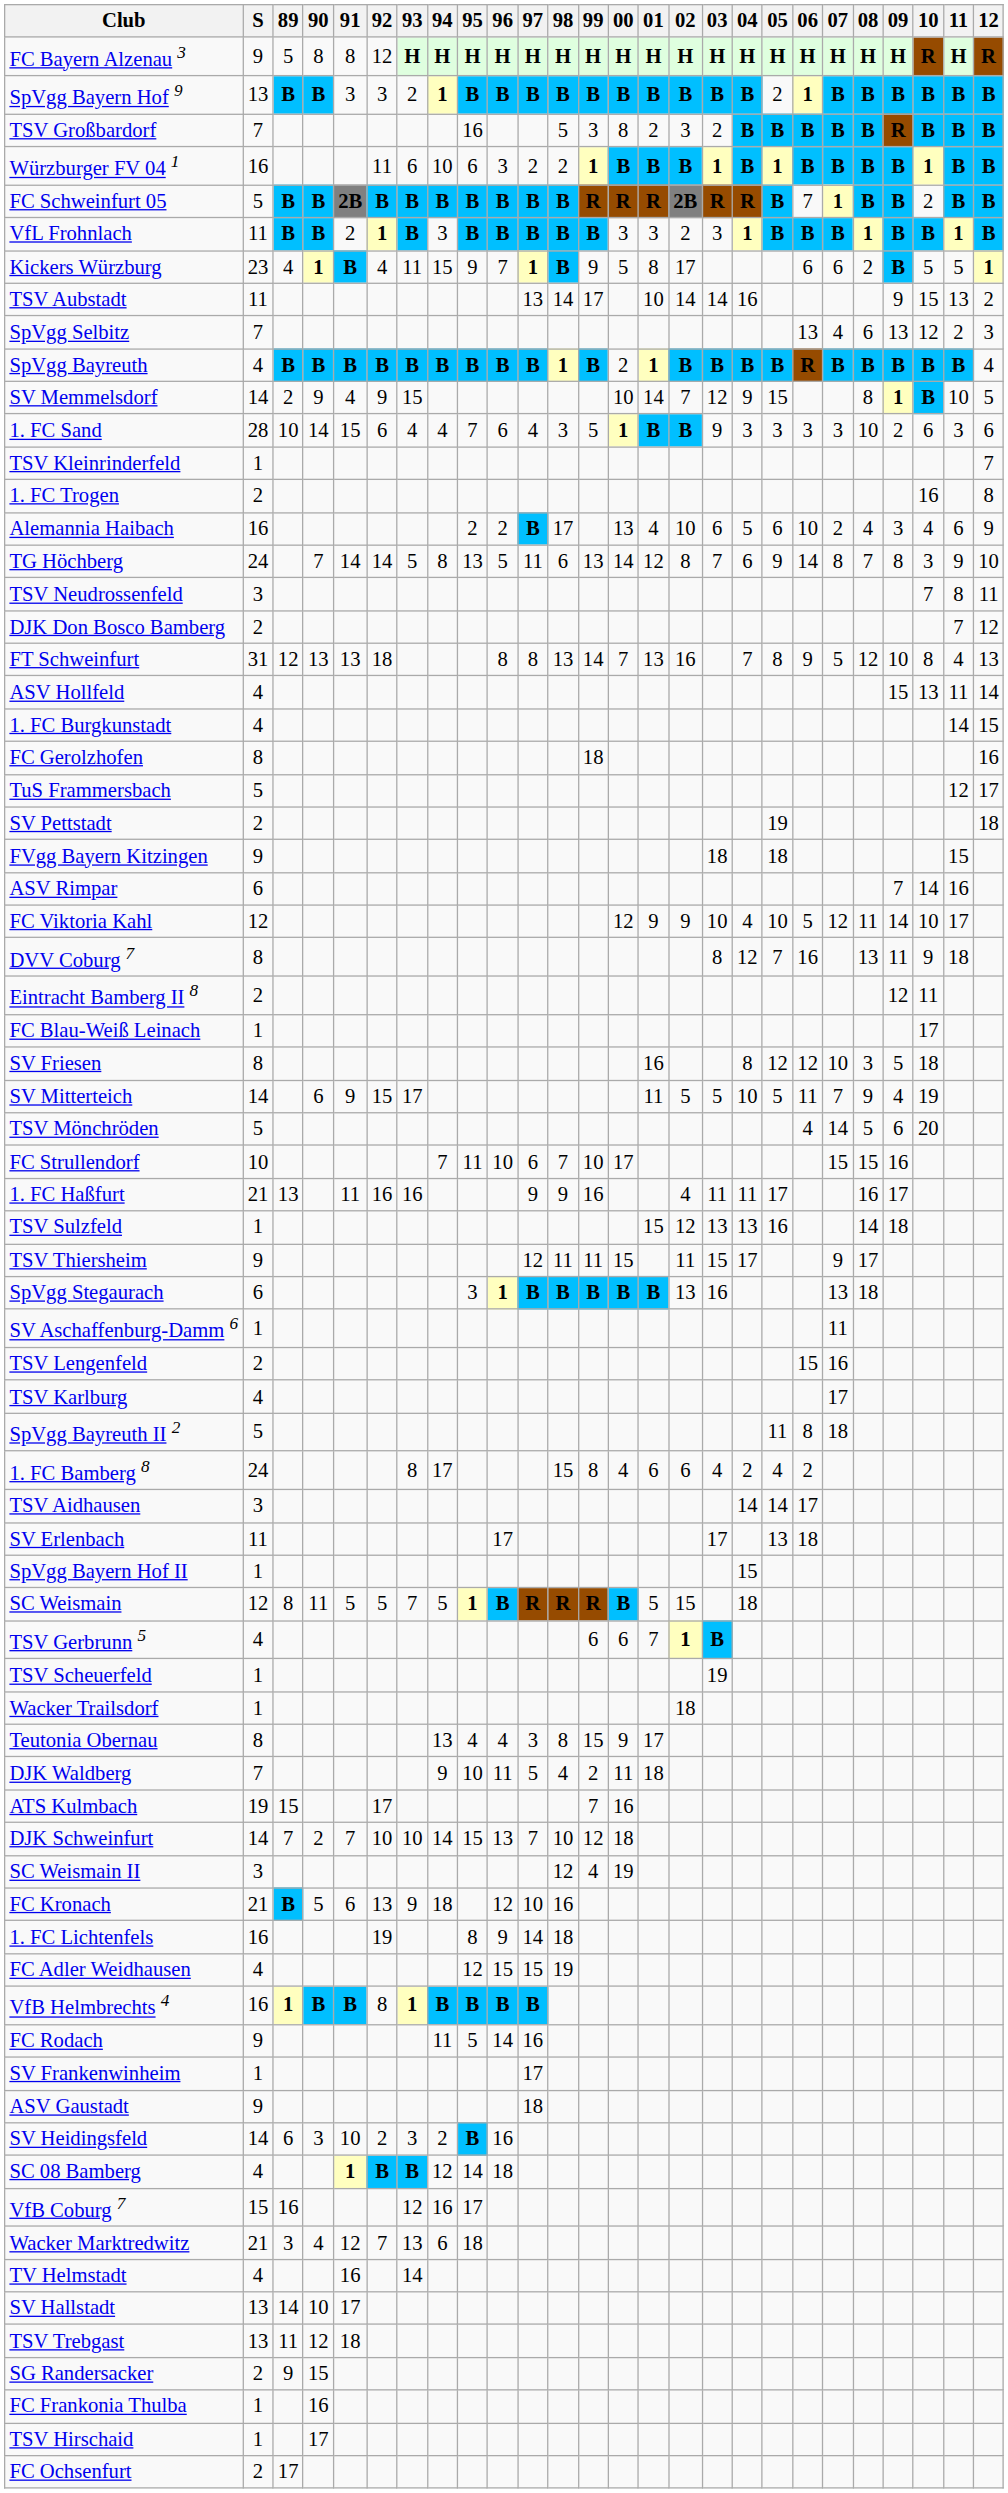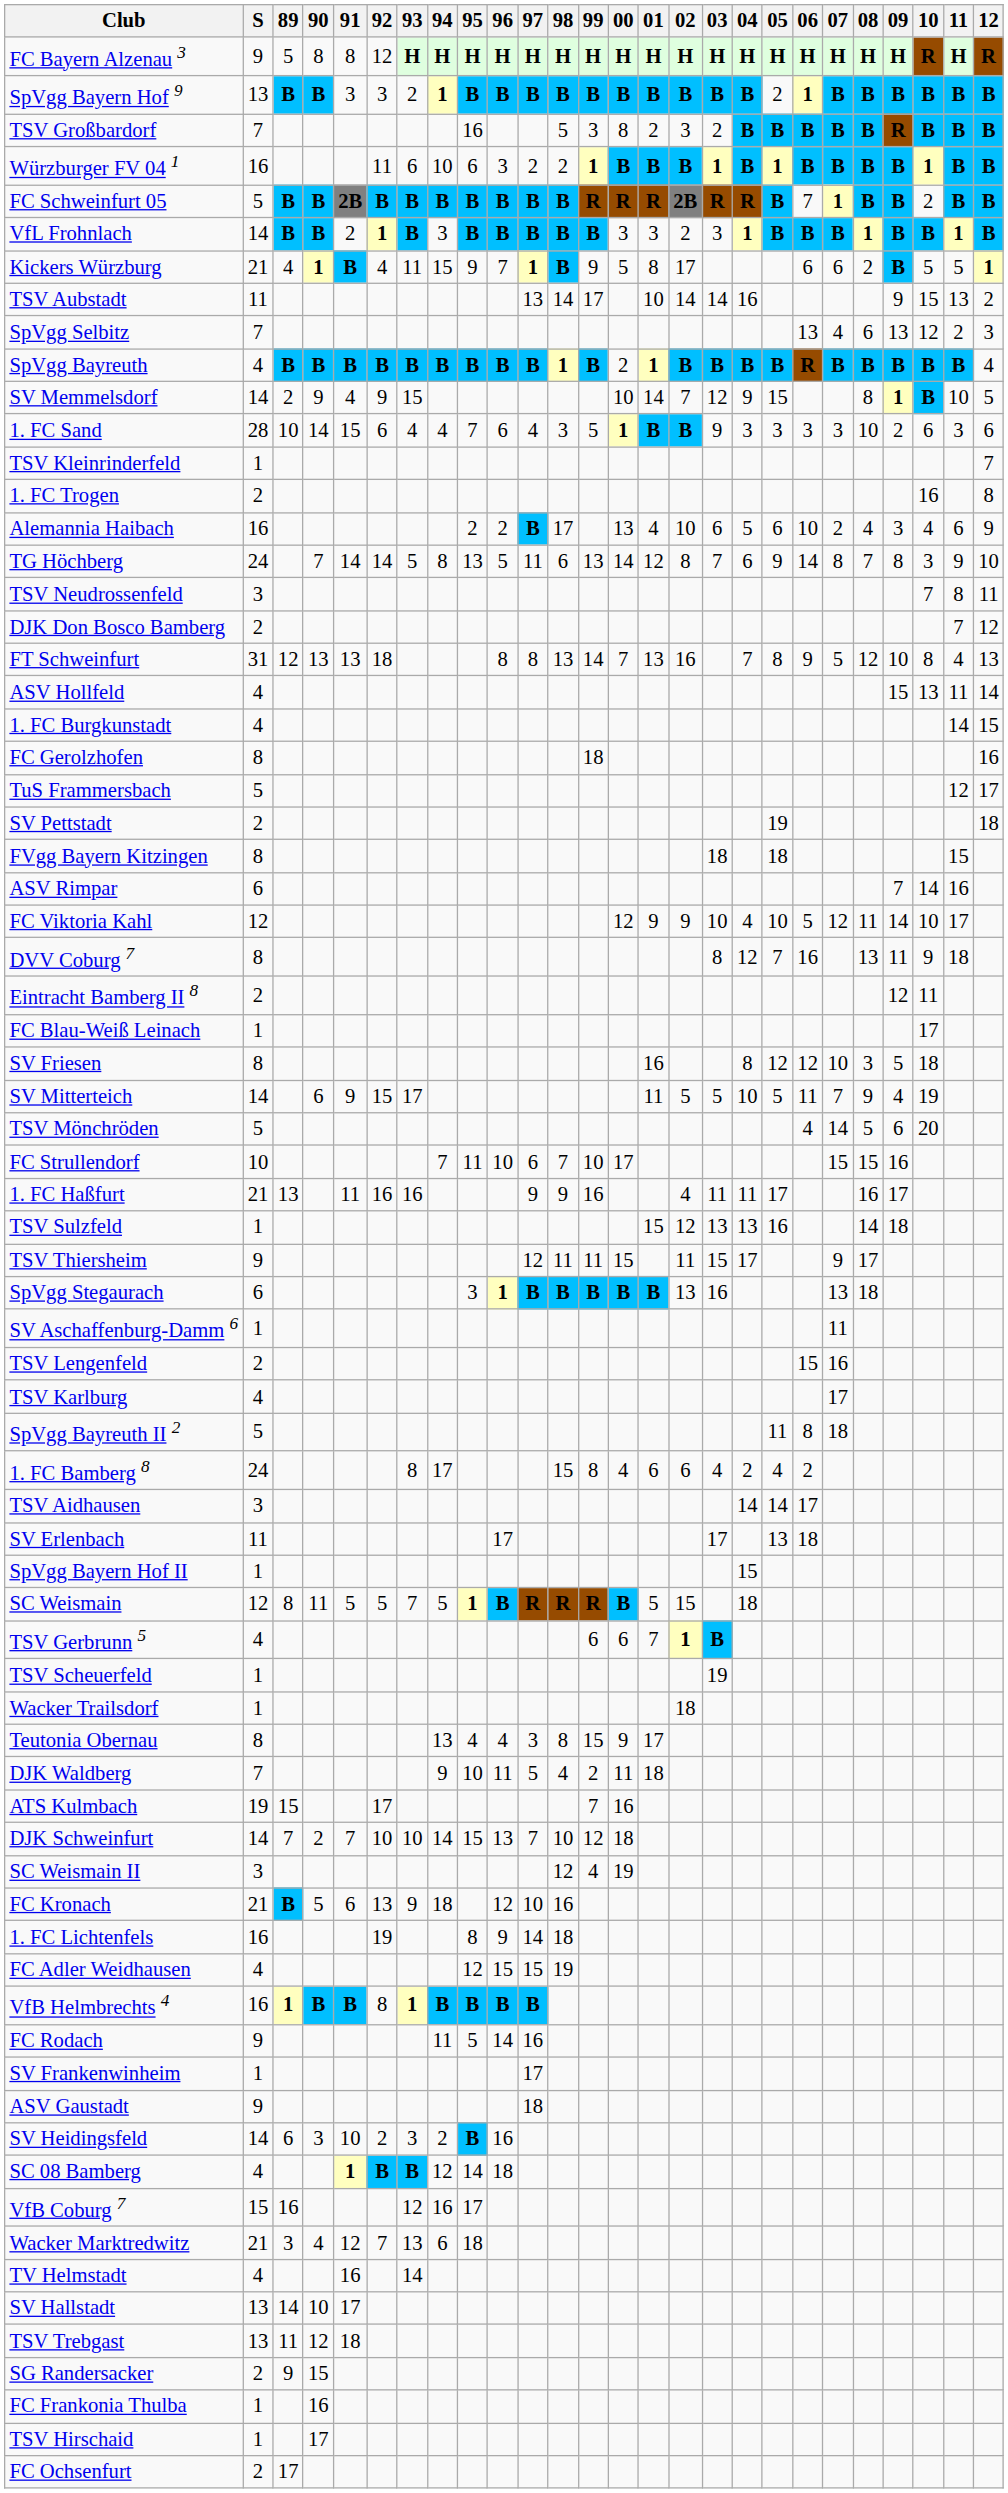(258, 234) 11 -> (258, 234) 14
(258, 266) 23 -> (258, 266) 21
(258, 855) 9 -> (258, 855) 8
